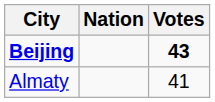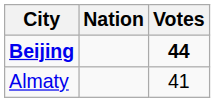(179, 50) 43 -> (179, 50) 44
